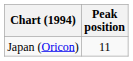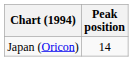(105, 46) 11 -> (105, 46) 14
